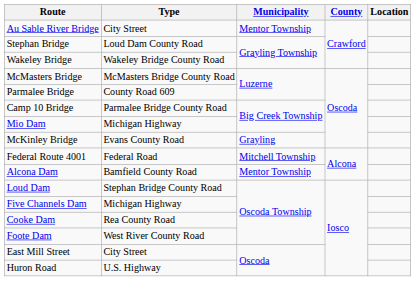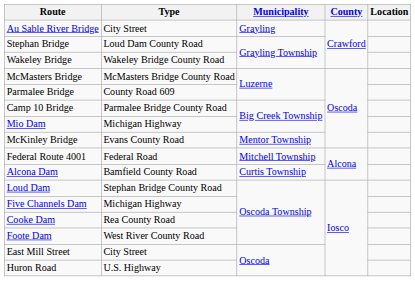(275, 28) Mentor Township -> (257, 28) Grayling
(257, 140) Grayling -> (275, 140) Mentor Township
(275, 172) Mentor Township -> (273, 172) Curtis Township
